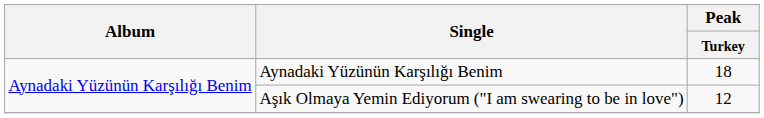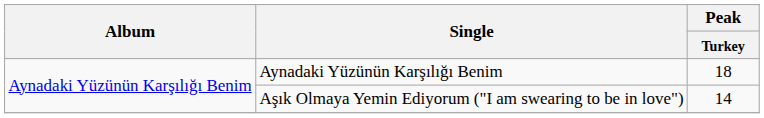(723, 98) 12 -> (723, 98) 14
